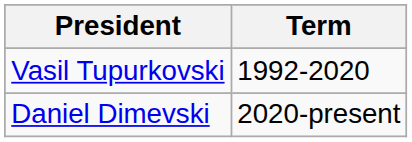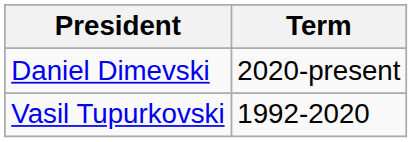rows swapped: (118, 70) <-> (110, 114)
